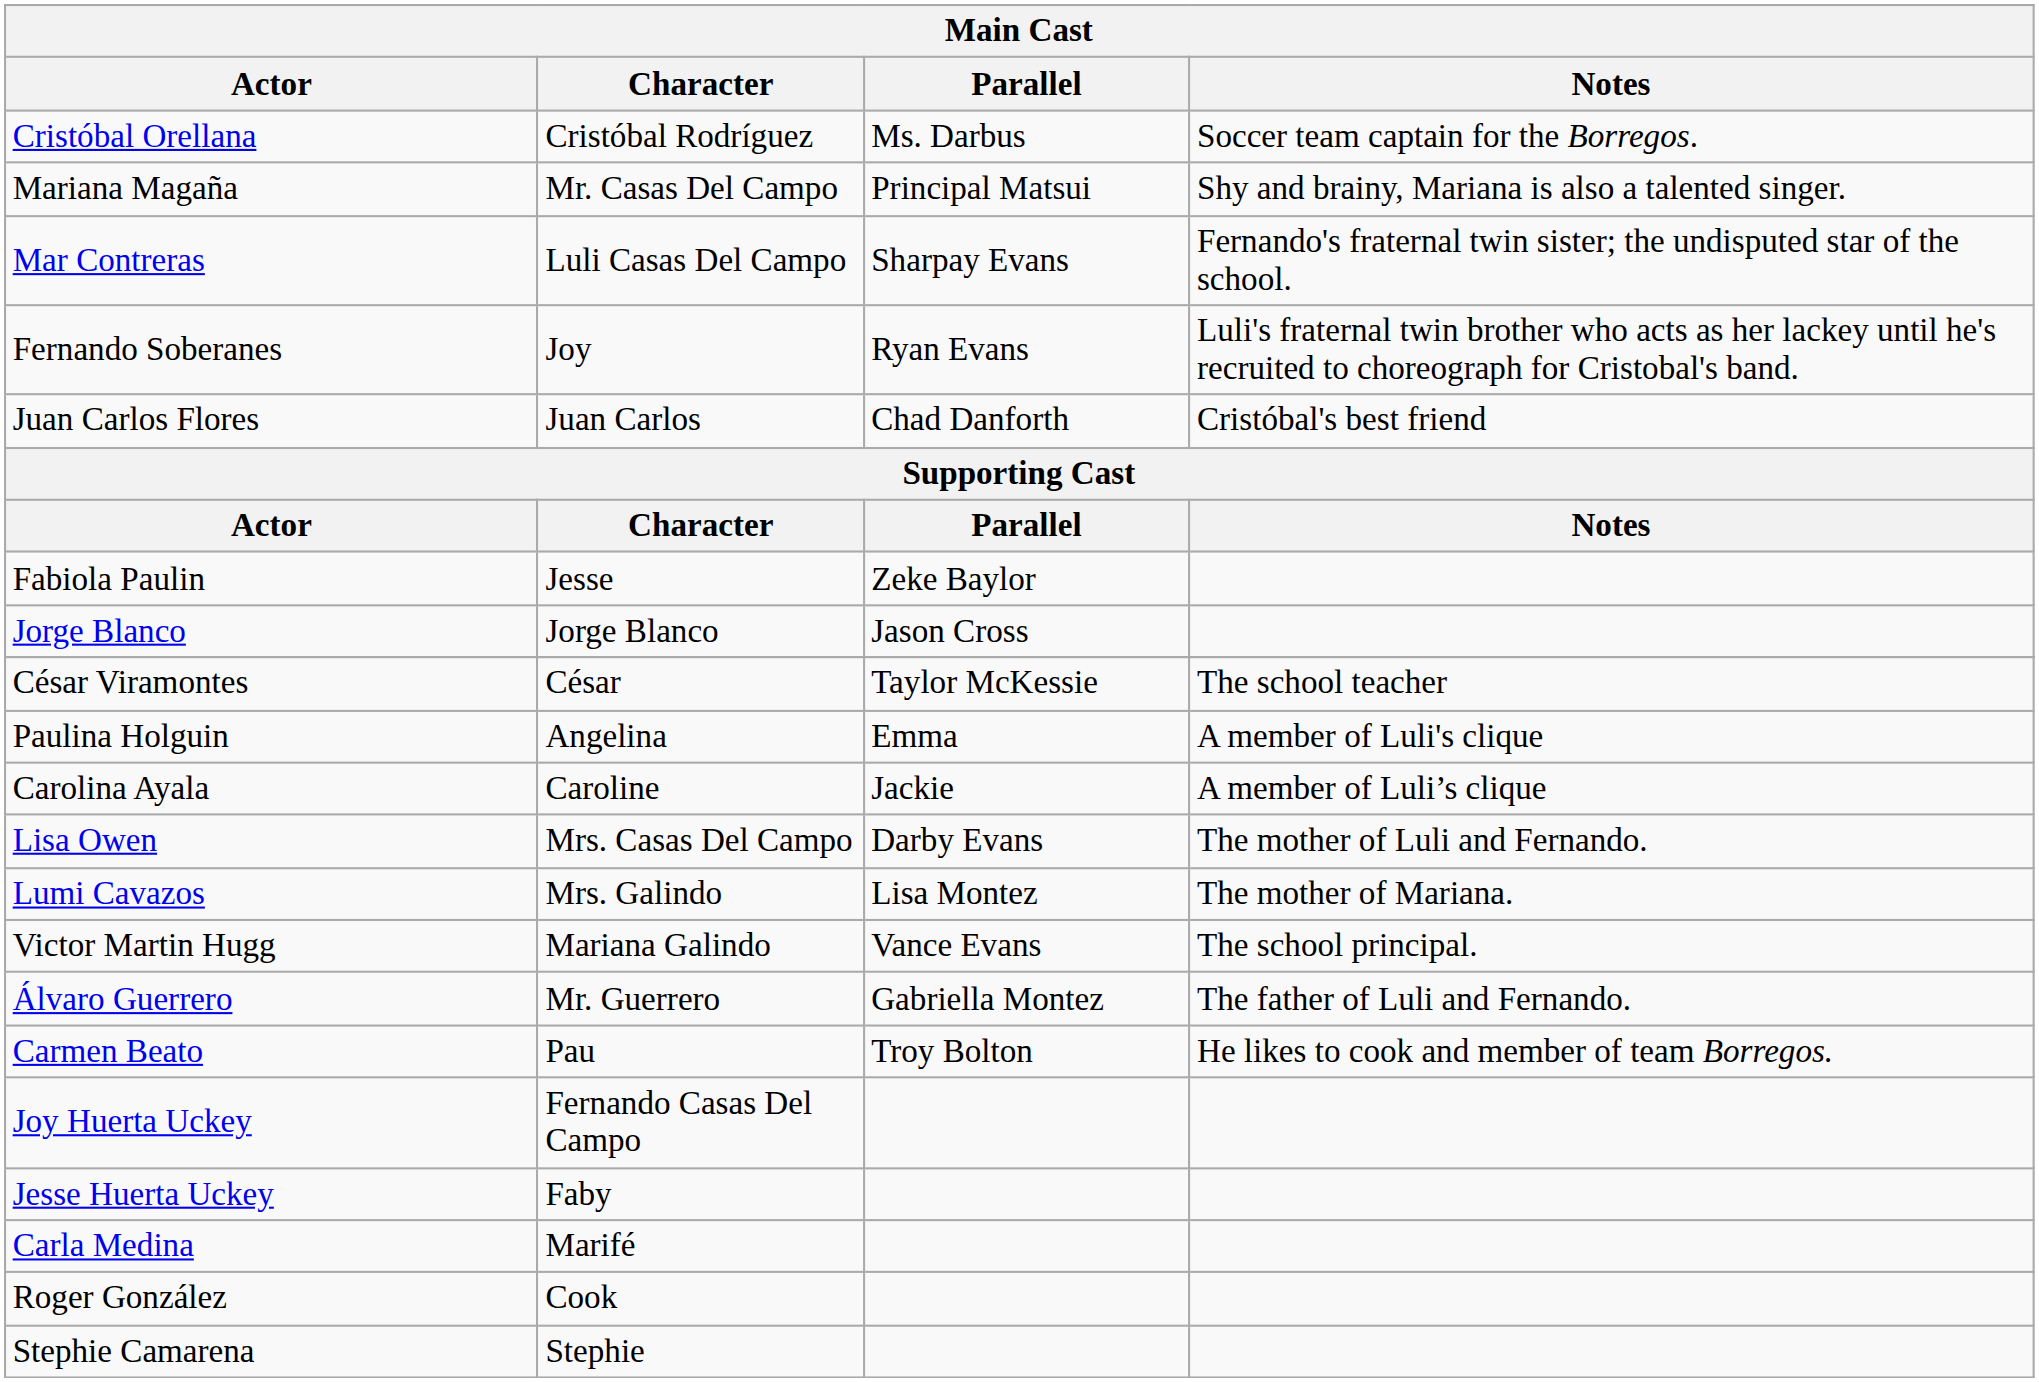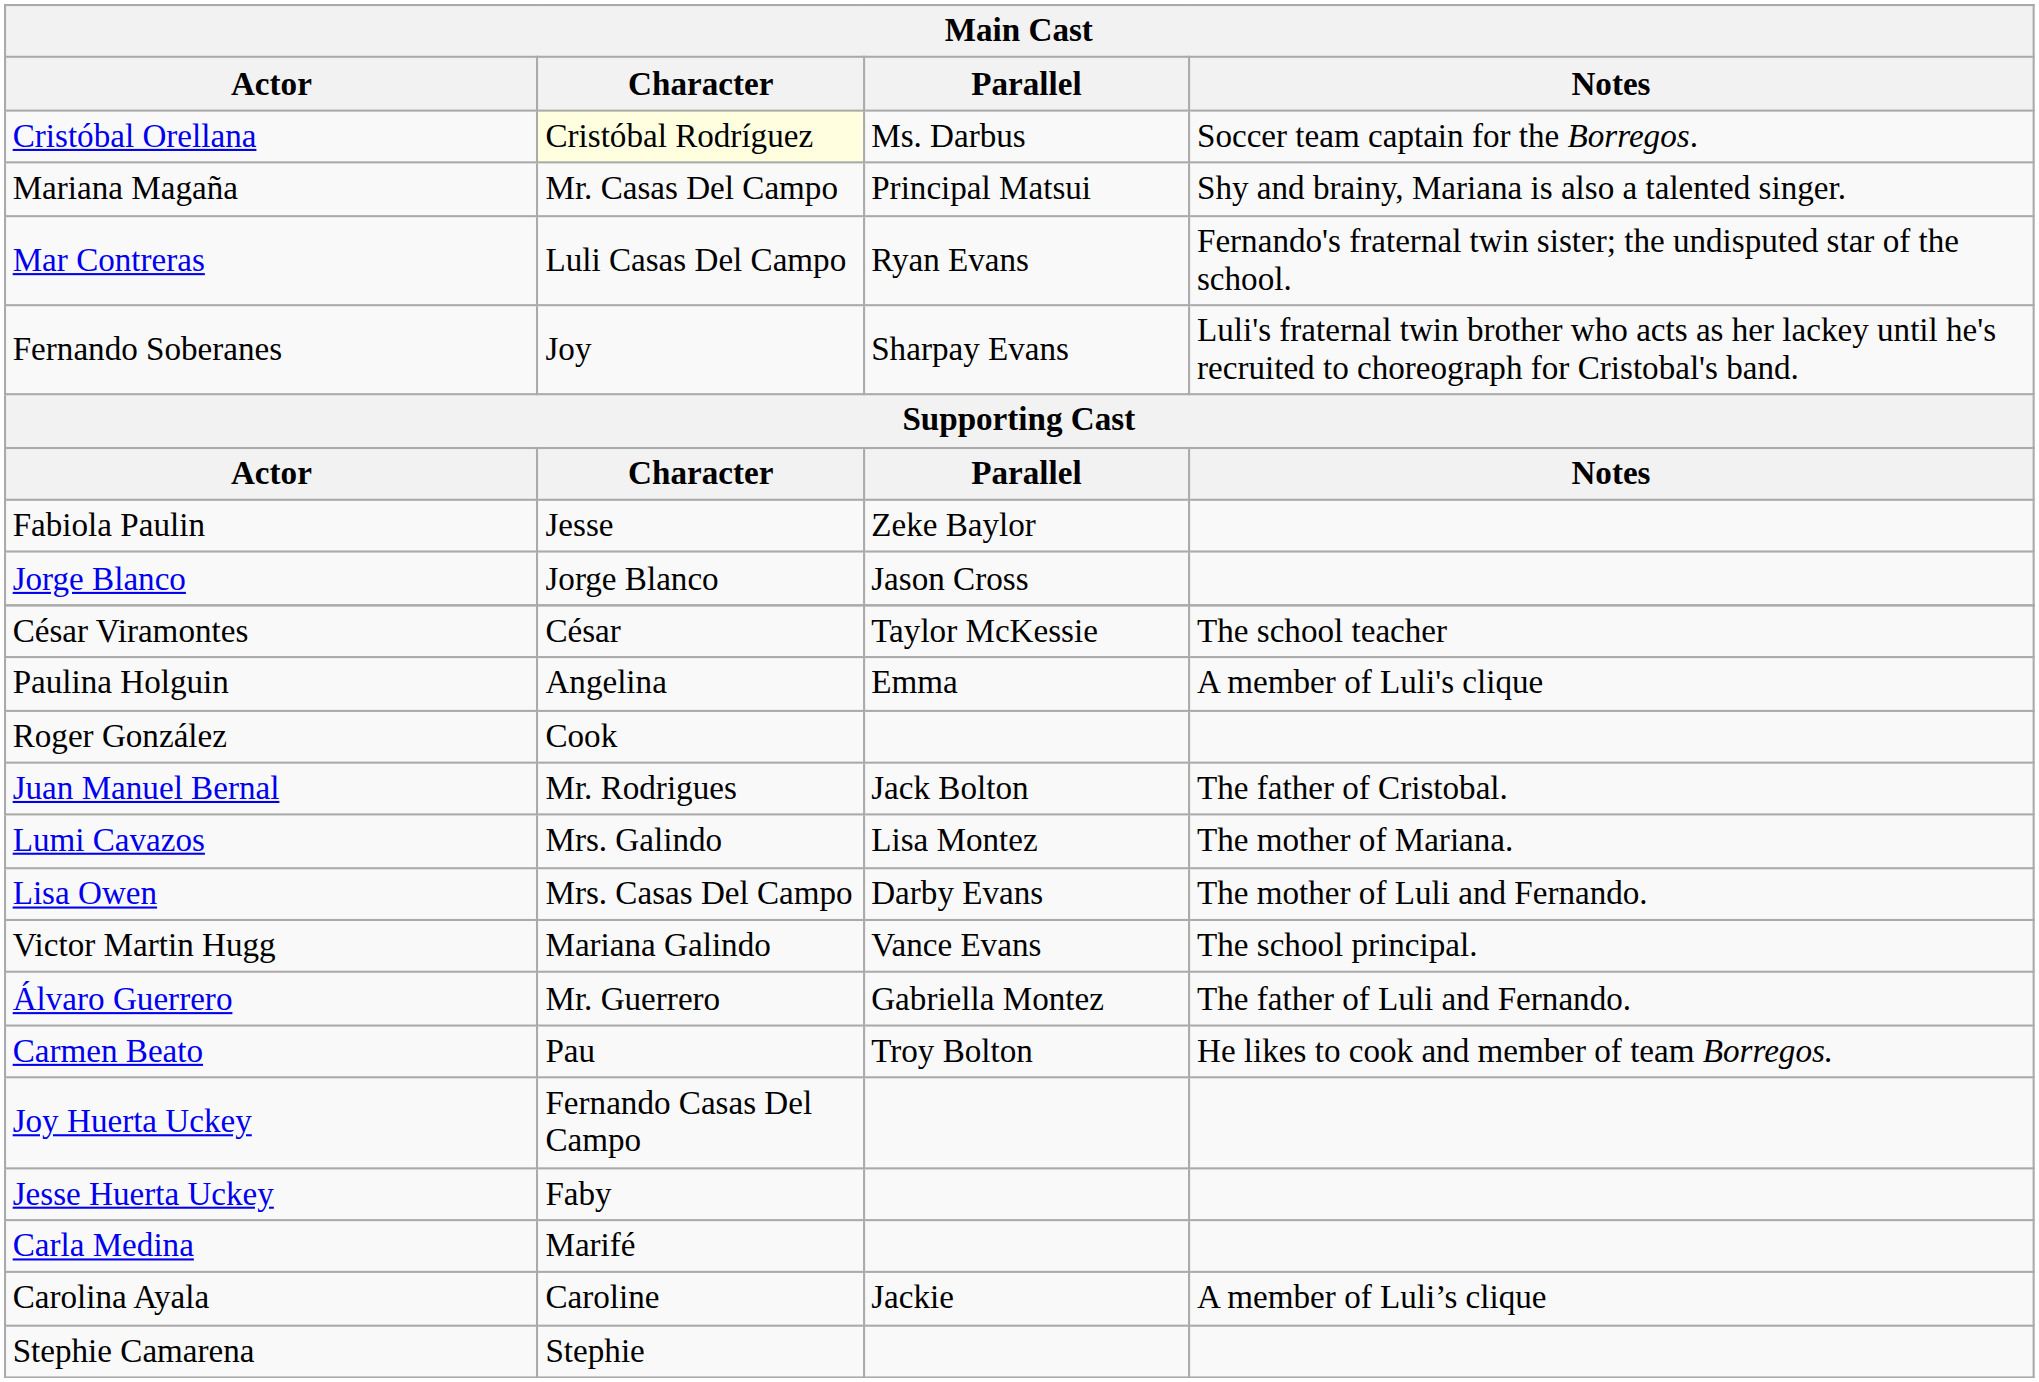(679, 135) no background -> (679, 135) lightyellow background
(970, 259) Sharpay Evans -> (950, 259) Ryan Evans
(950, 349) Ryan Evans -> (970, 349) Sharpay Evans
- row: (136, 420)
rows swapped: (111, 788) <-> (120, 1298)
+ row: (146, 788)
rows swapped: (109, 893) <-> (85, 840)
